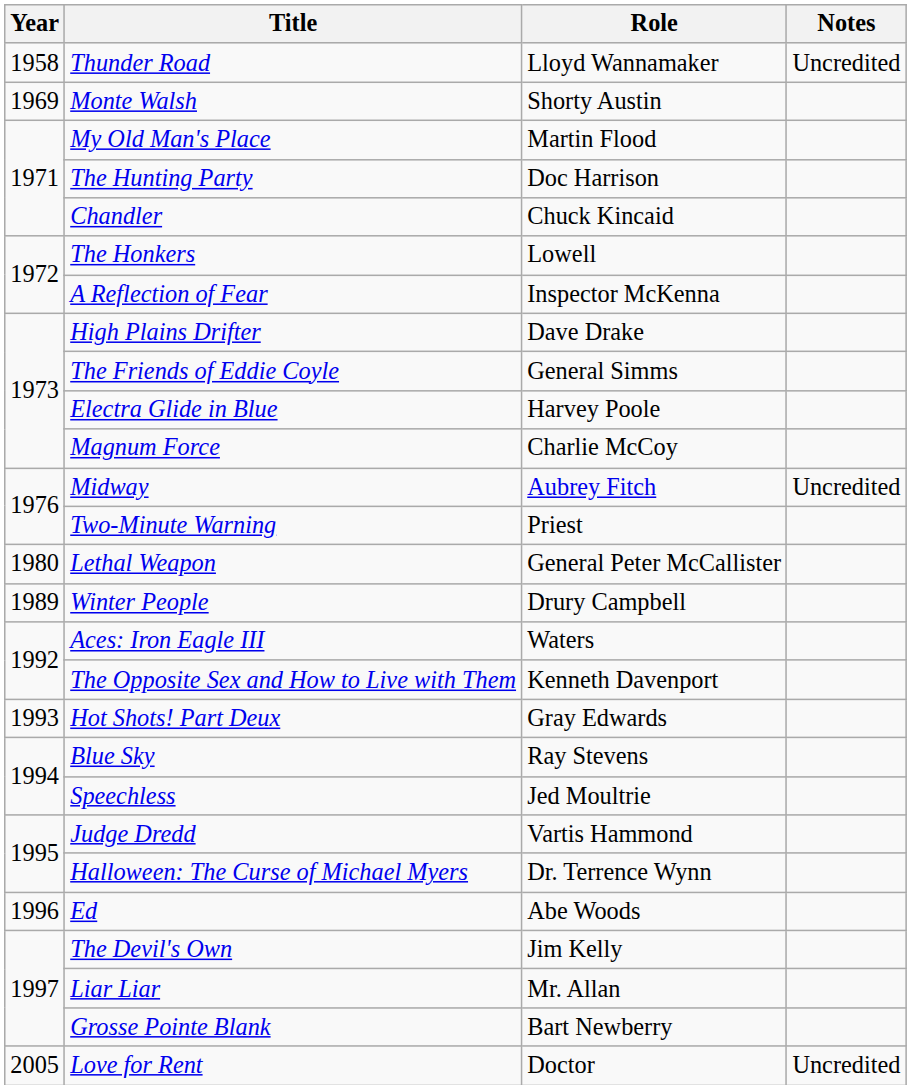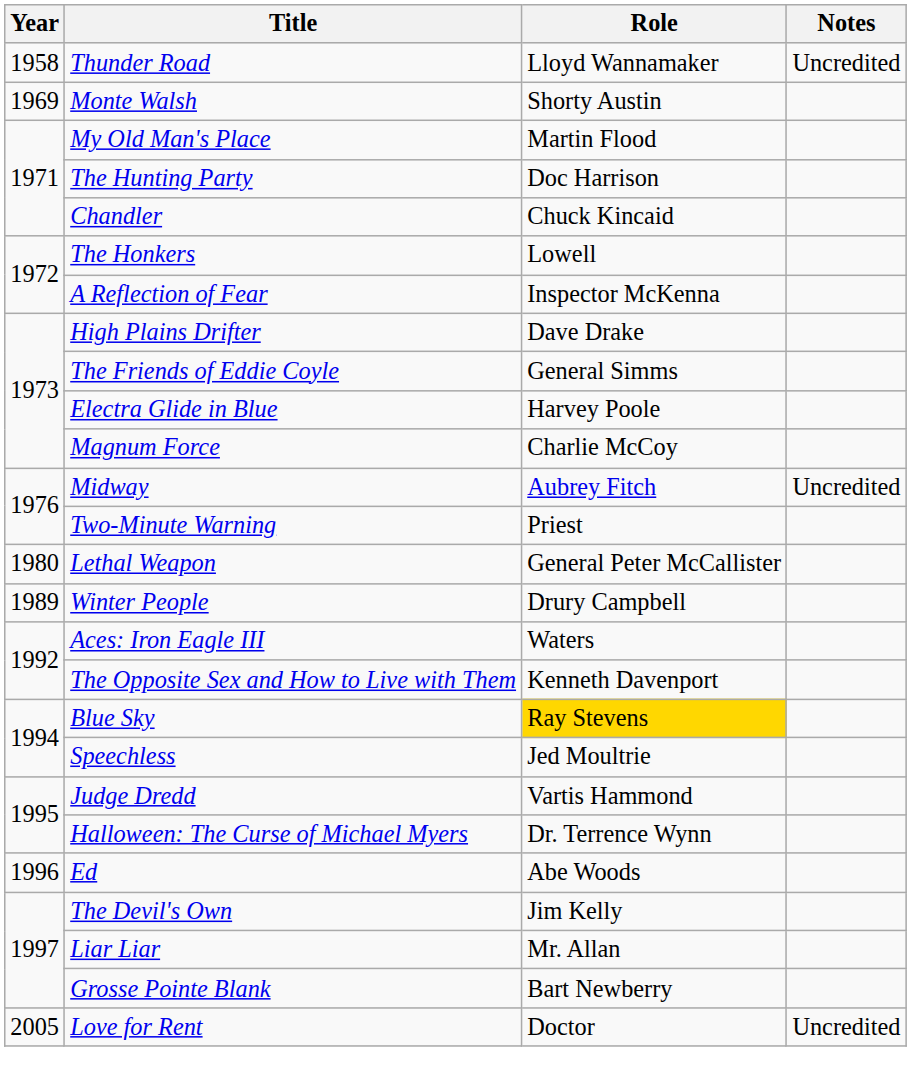- row: (175, 718)
(588, 756) no background -> (588, 718) gold background
